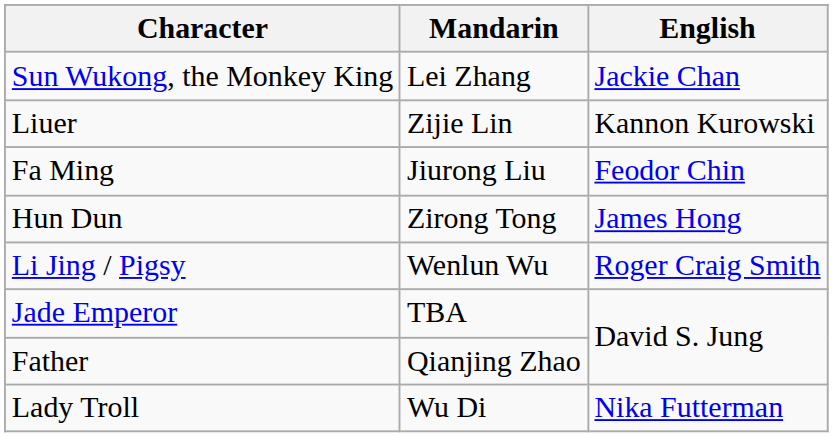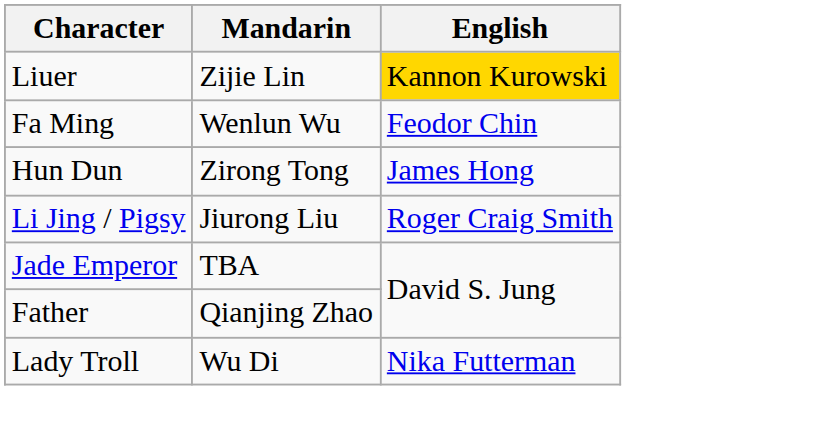- row: (203, 75)
(705, 123) no background -> (497, 75) gold background
(476, 170) Jiurong Liu -> (270, 123) Wenlun Wu
(478, 265) Wenlun Wu -> (269, 218) Jiurong Liu
